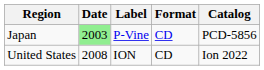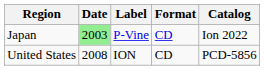(229, 34) PCD-5856 -> (225, 34) Ion 2022
(225, 55) Ion 2022 -> (229, 55) PCD-5856
